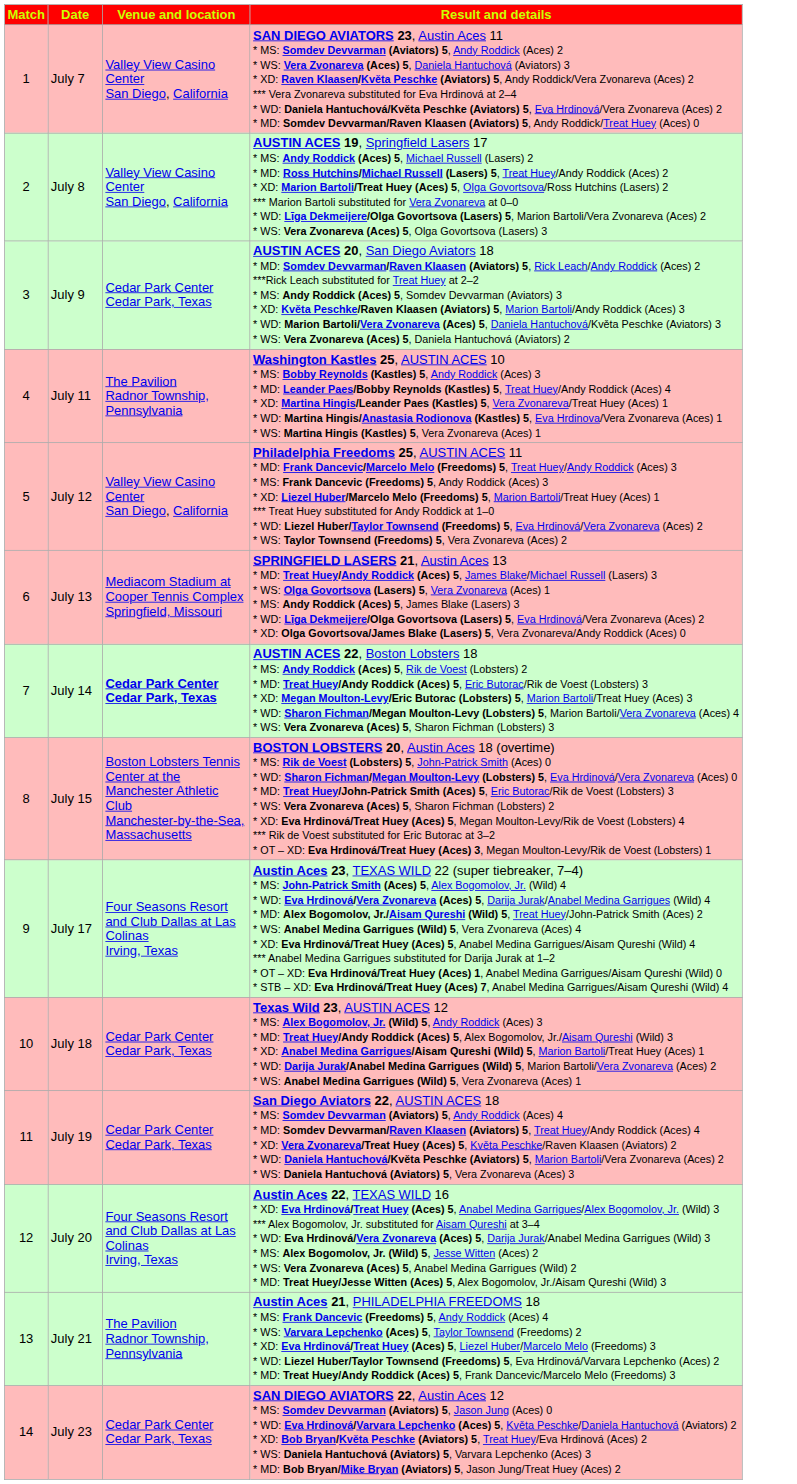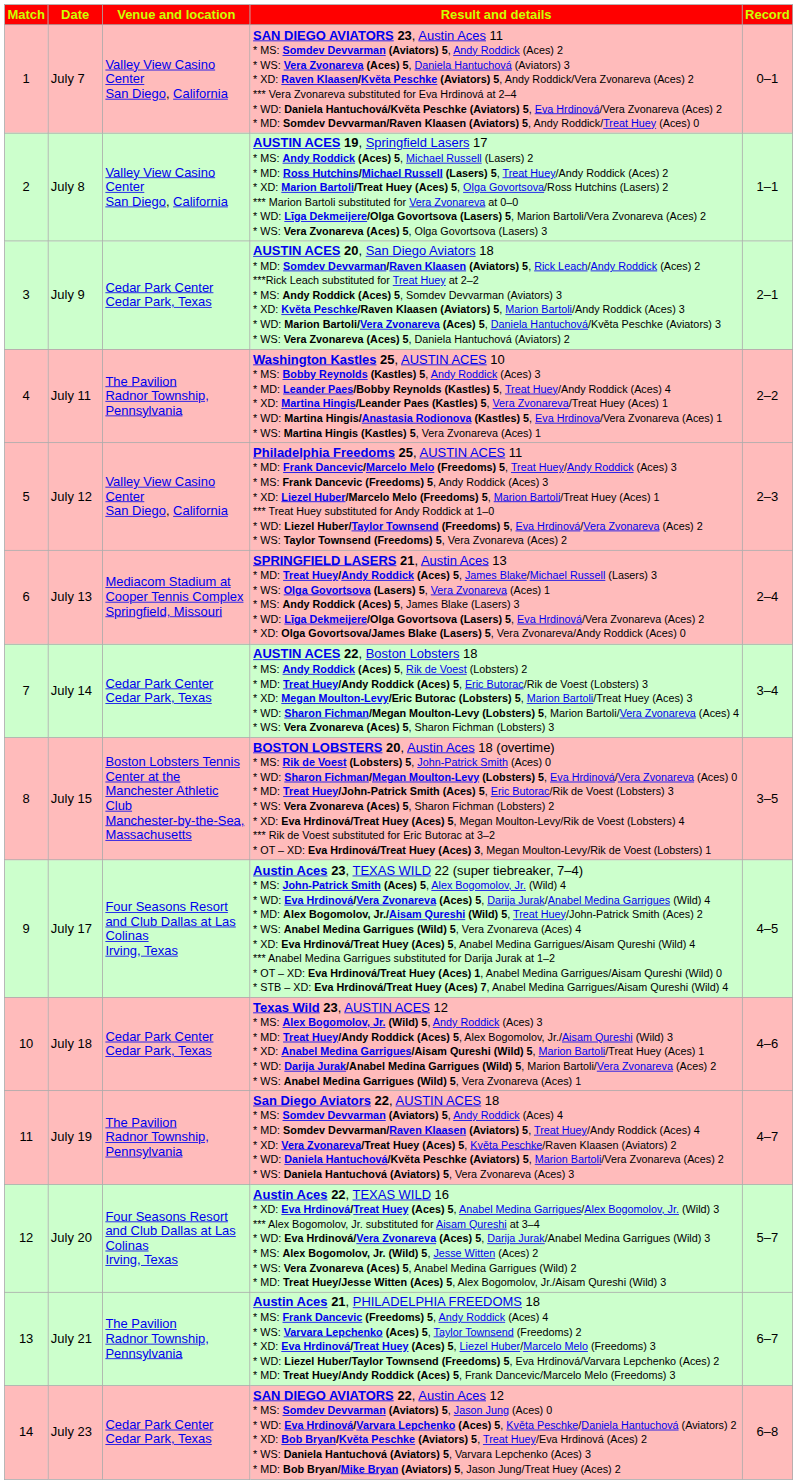+ column: (767, 14)
(162, 690) bold -> (159, 690) normal
(159, 1137) Cedar Park Center Cedar Park, Texas -> (157, 1137) The Pavilion Radnor Township, Pennsylvania
